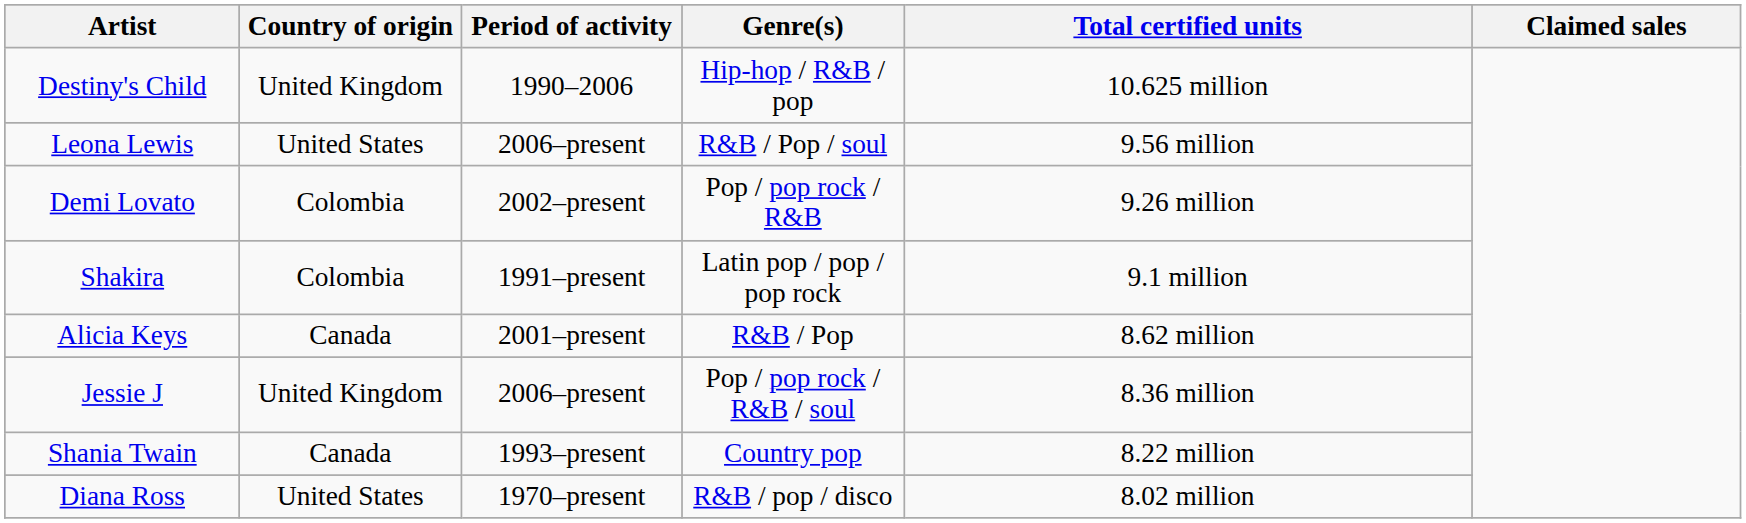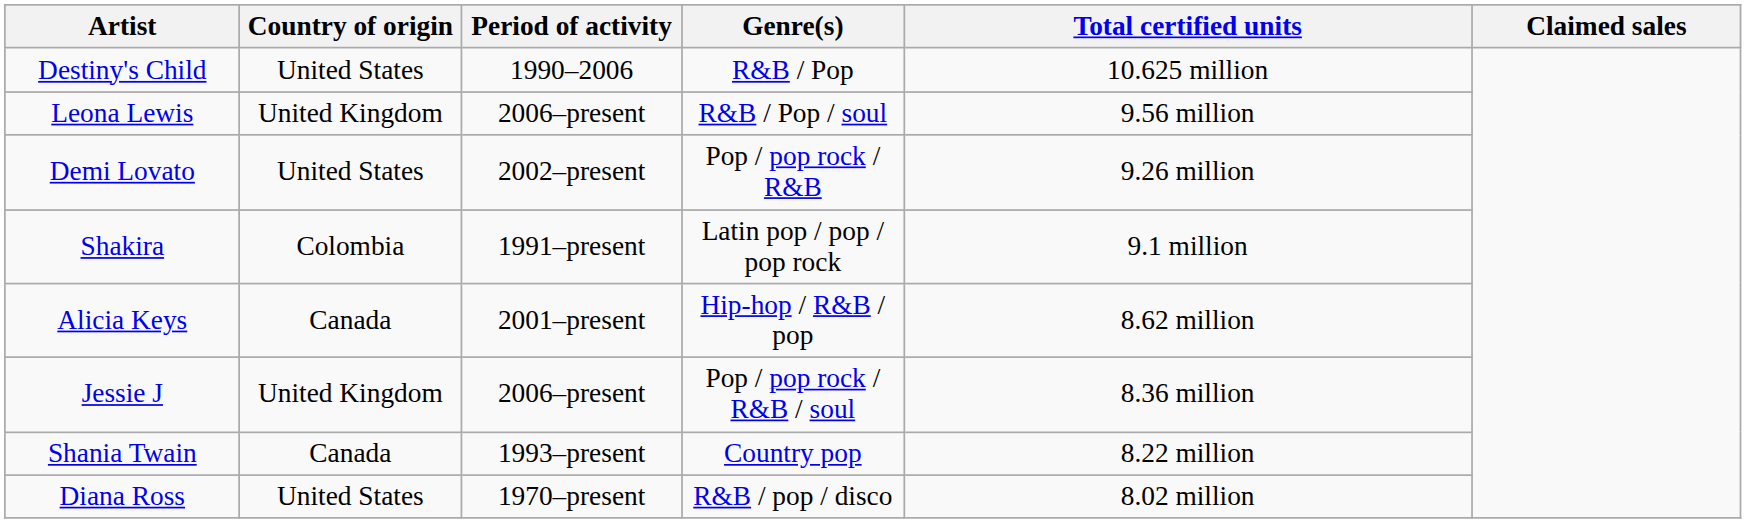(350, 84) United Kingdom -> (350, 69) United States
(793, 84) Hip-hop / R&B / pop -> (793, 69) R&B / Pop
(350, 143) United States -> (350, 112) United Kingdom
(350, 202) Colombia -> (350, 171) United States
(793, 335) R&B / Pop -> (793, 320) Hip-hop / R&B / pop
